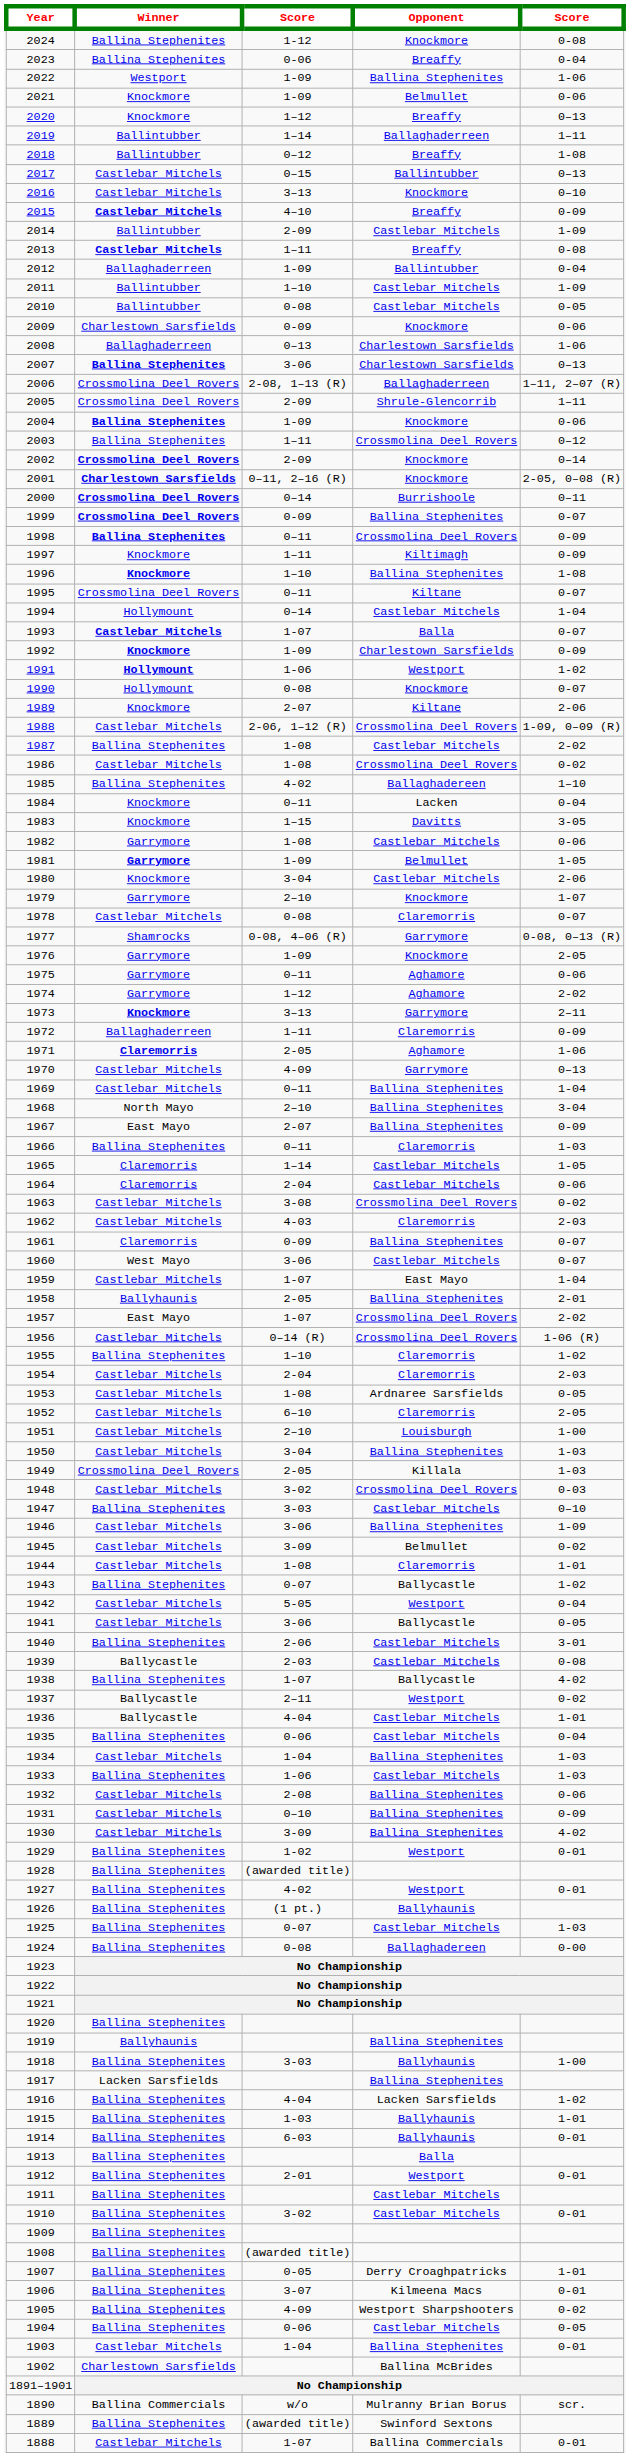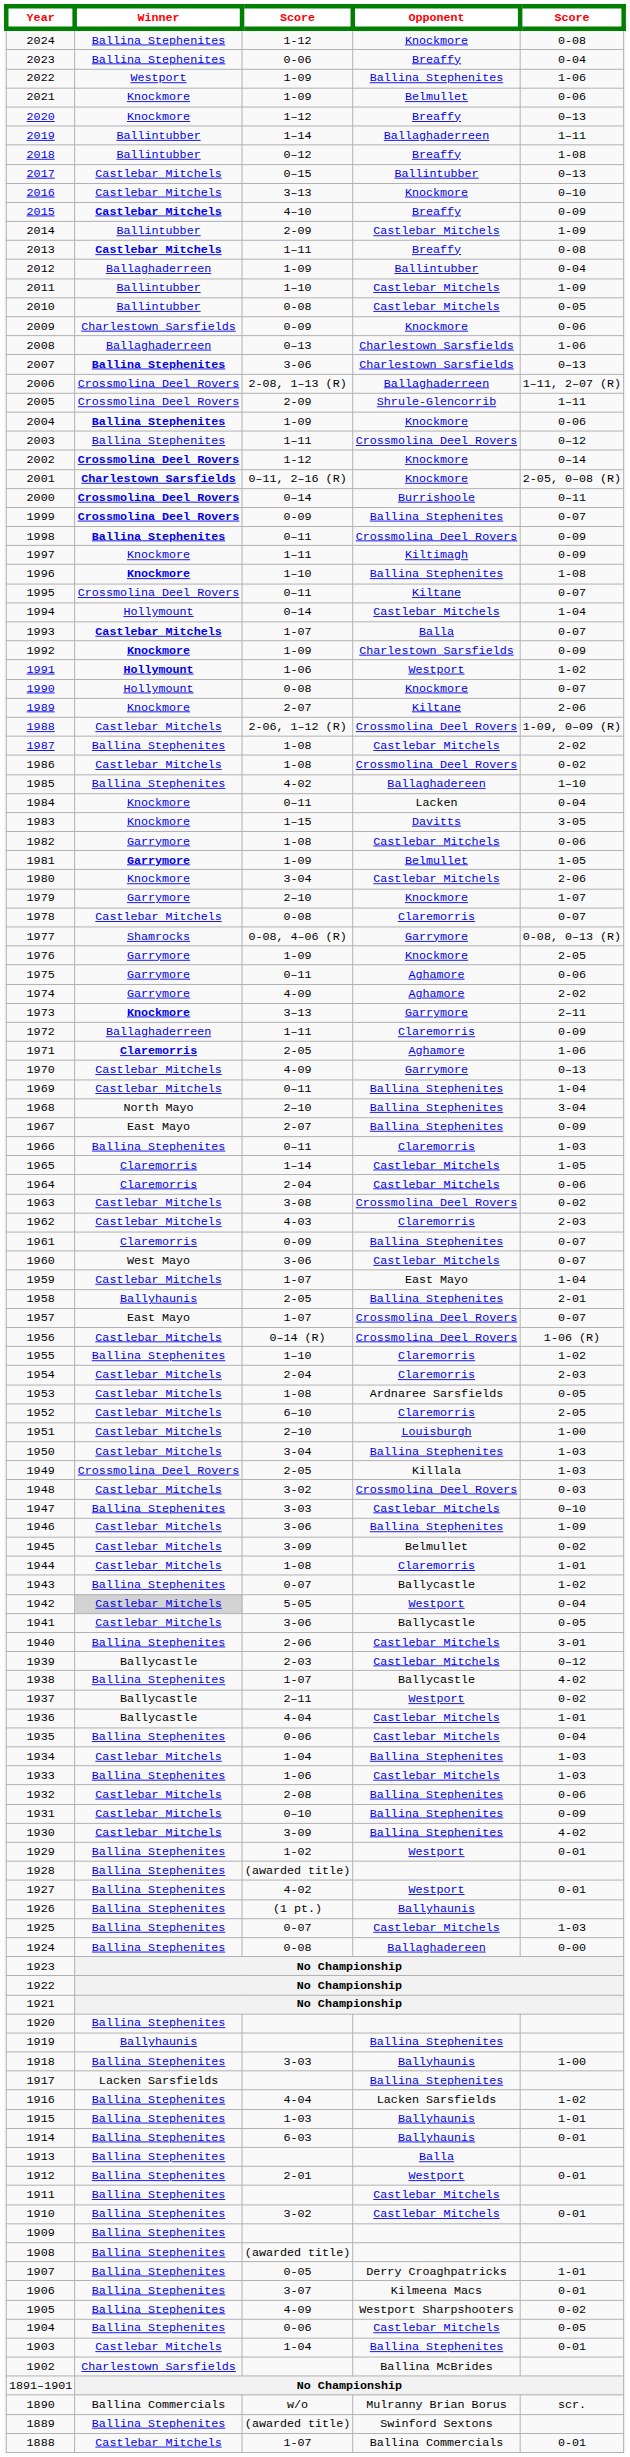(298, 460) 2-09 -> (298, 460) 1-12
(298, 994) 1–12 -> (298, 994) 4-09
(572, 1318) 2-02 -> (572, 1318) 0-07
(159, 1604) no background -> (159, 1604) lightgrey background
(572, 1661) 0-08 -> (572, 1661) 0–12
